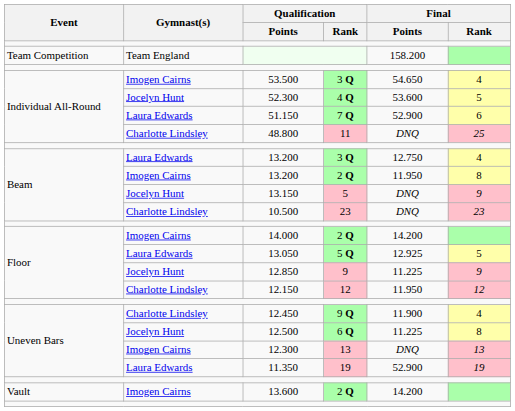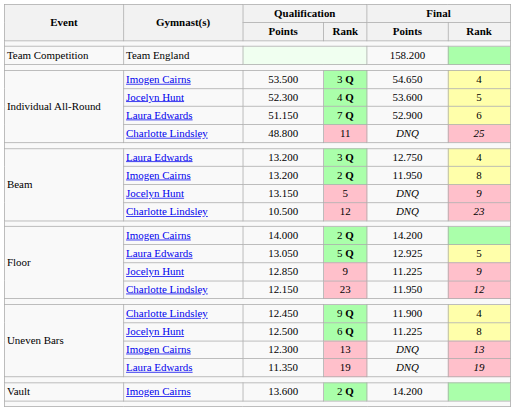(345, 212) 23 -> (345, 212) 12
(345, 290) 12 -> (345, 290) 23
(407, 368) 52.900 -> (407, 368) DNQ
